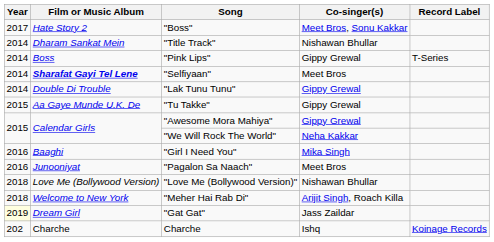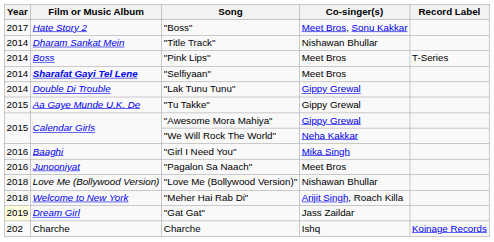(331, 58) Gippy Grewal -> (324, 58) Meet Bros
